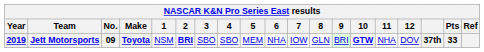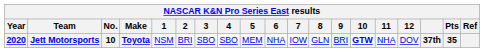(16, 40) 2019 -> (16, 40) 2020
(111, 40) 09 -> (111, 40) 10
(185, 40) bold -> (185, 40) normal
(452, 40) 33 -> (452, 40) 35
